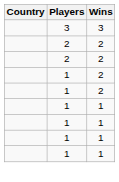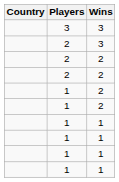+ row: (67, 43)
